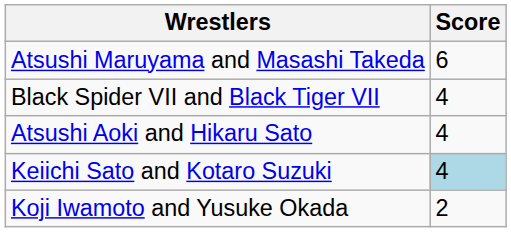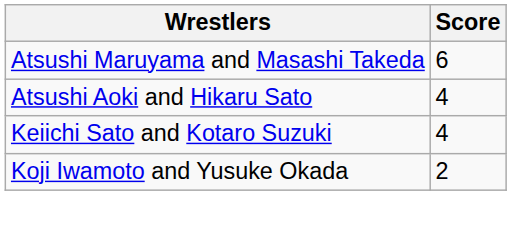- row: (195, 97)
(442, 171) lightblue background -> (442, 134) no background
